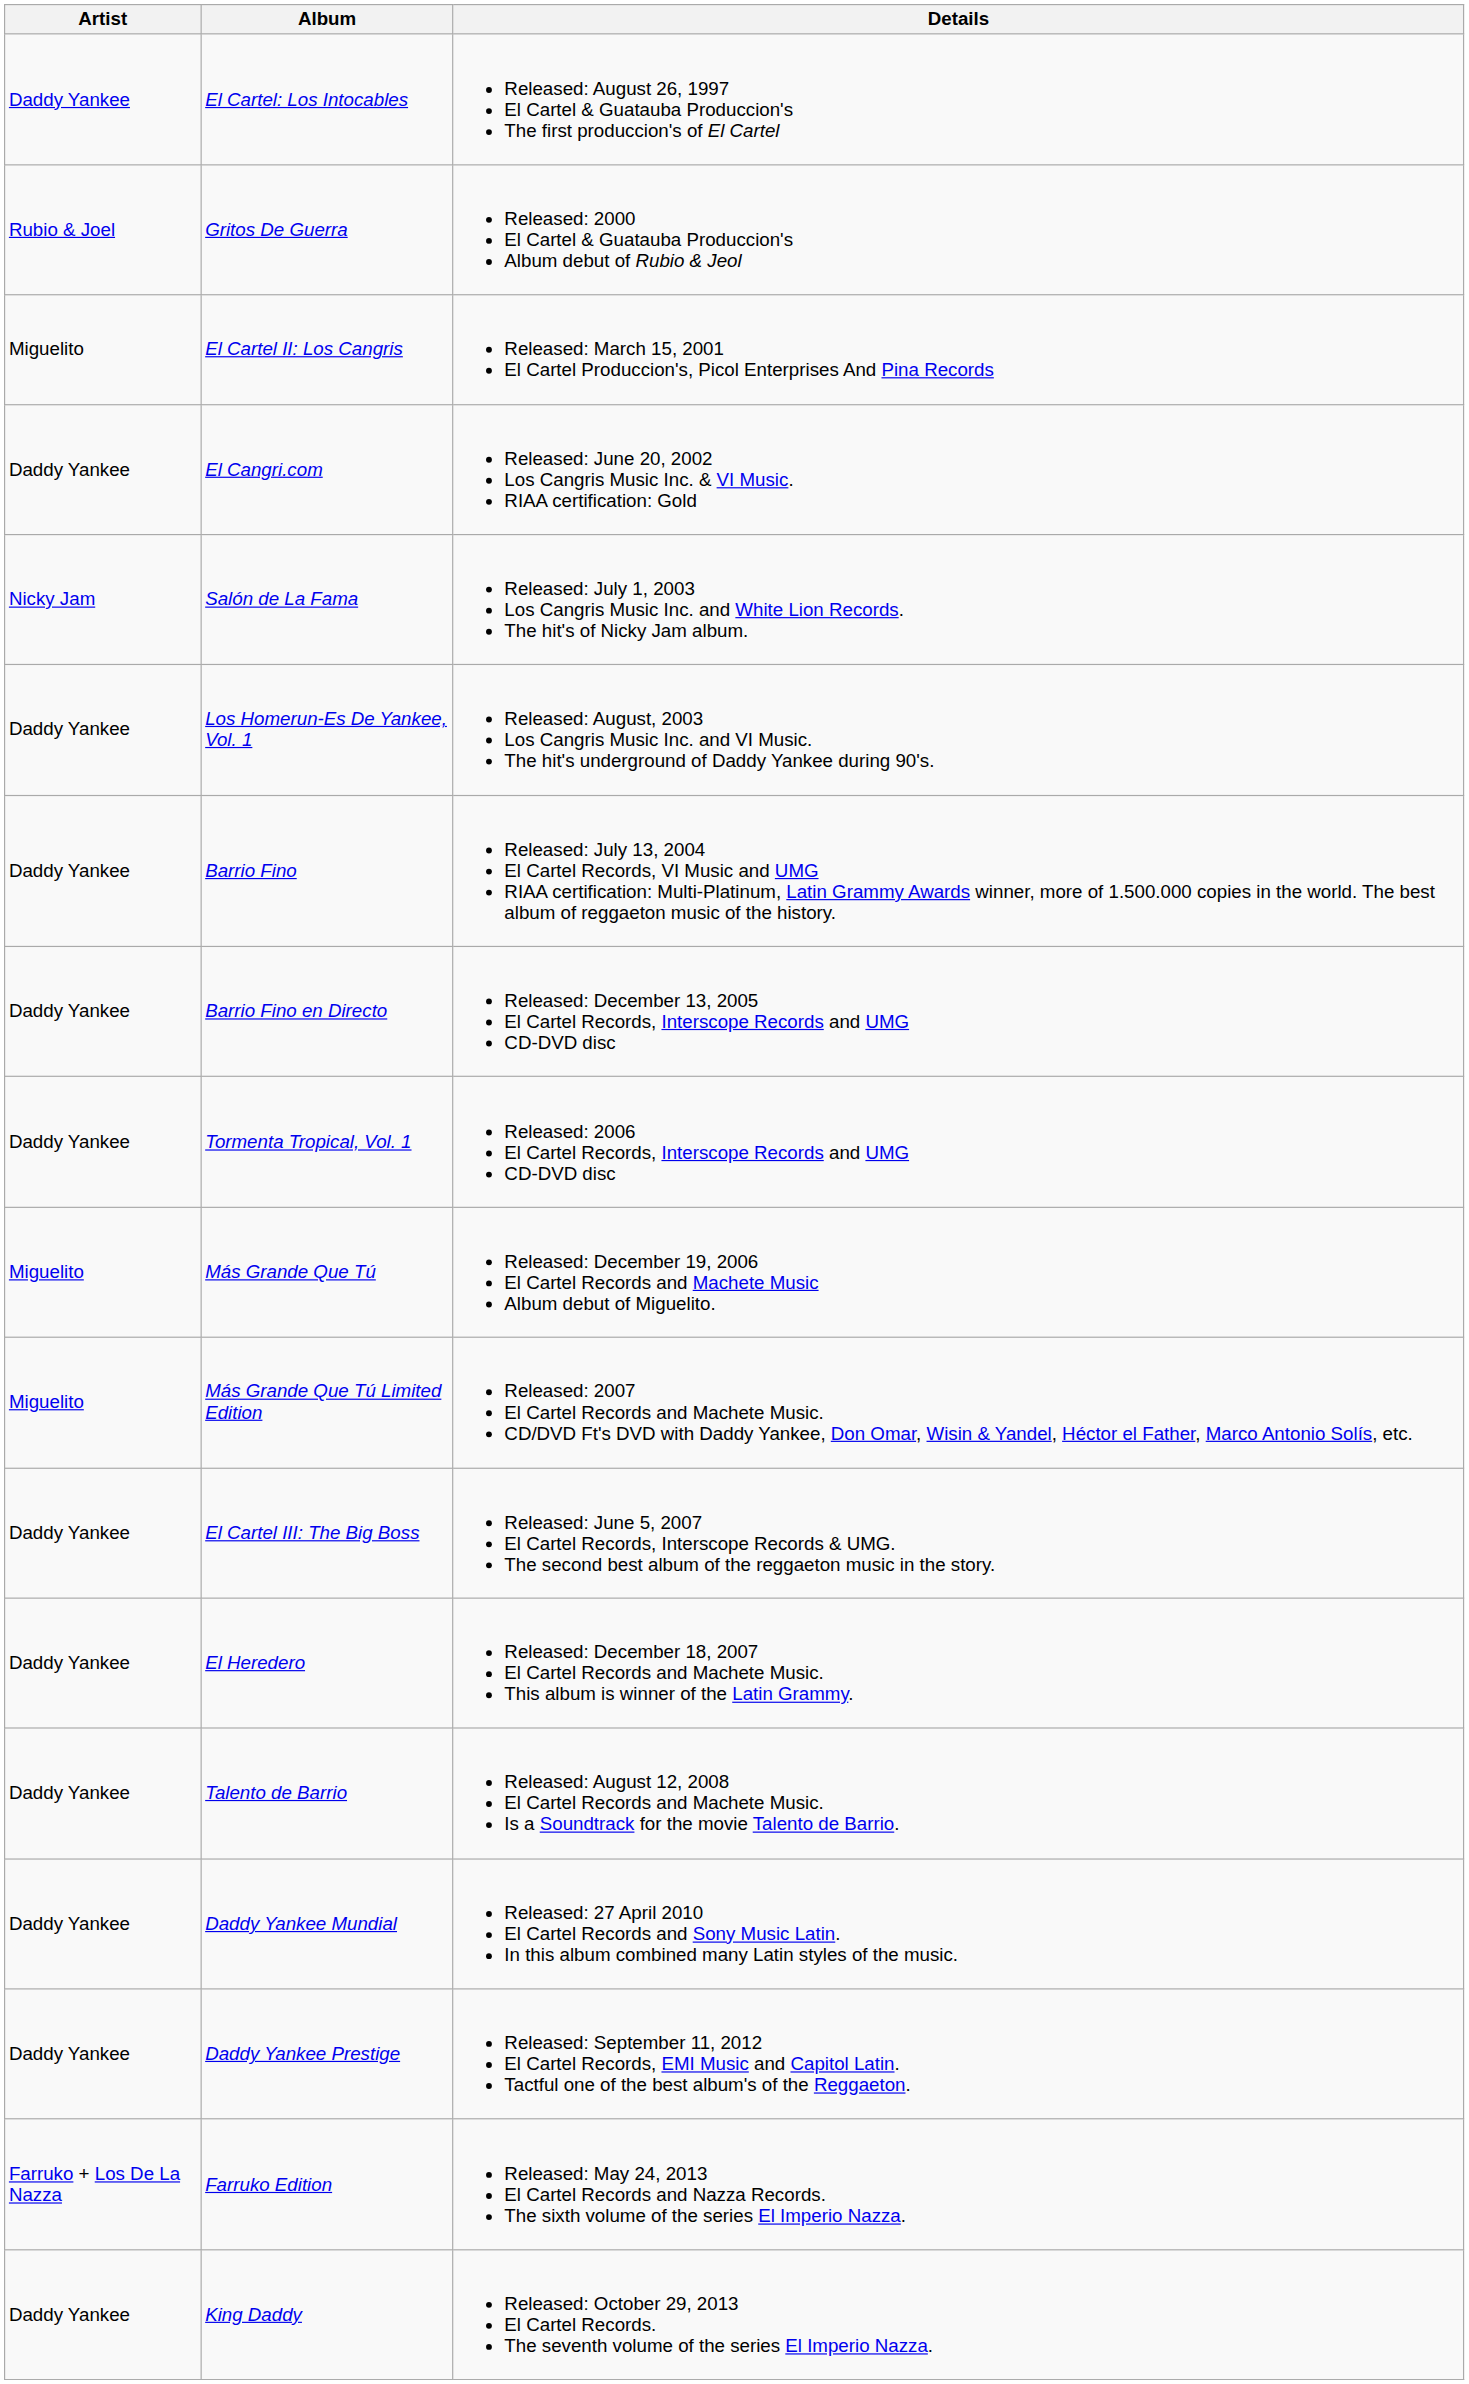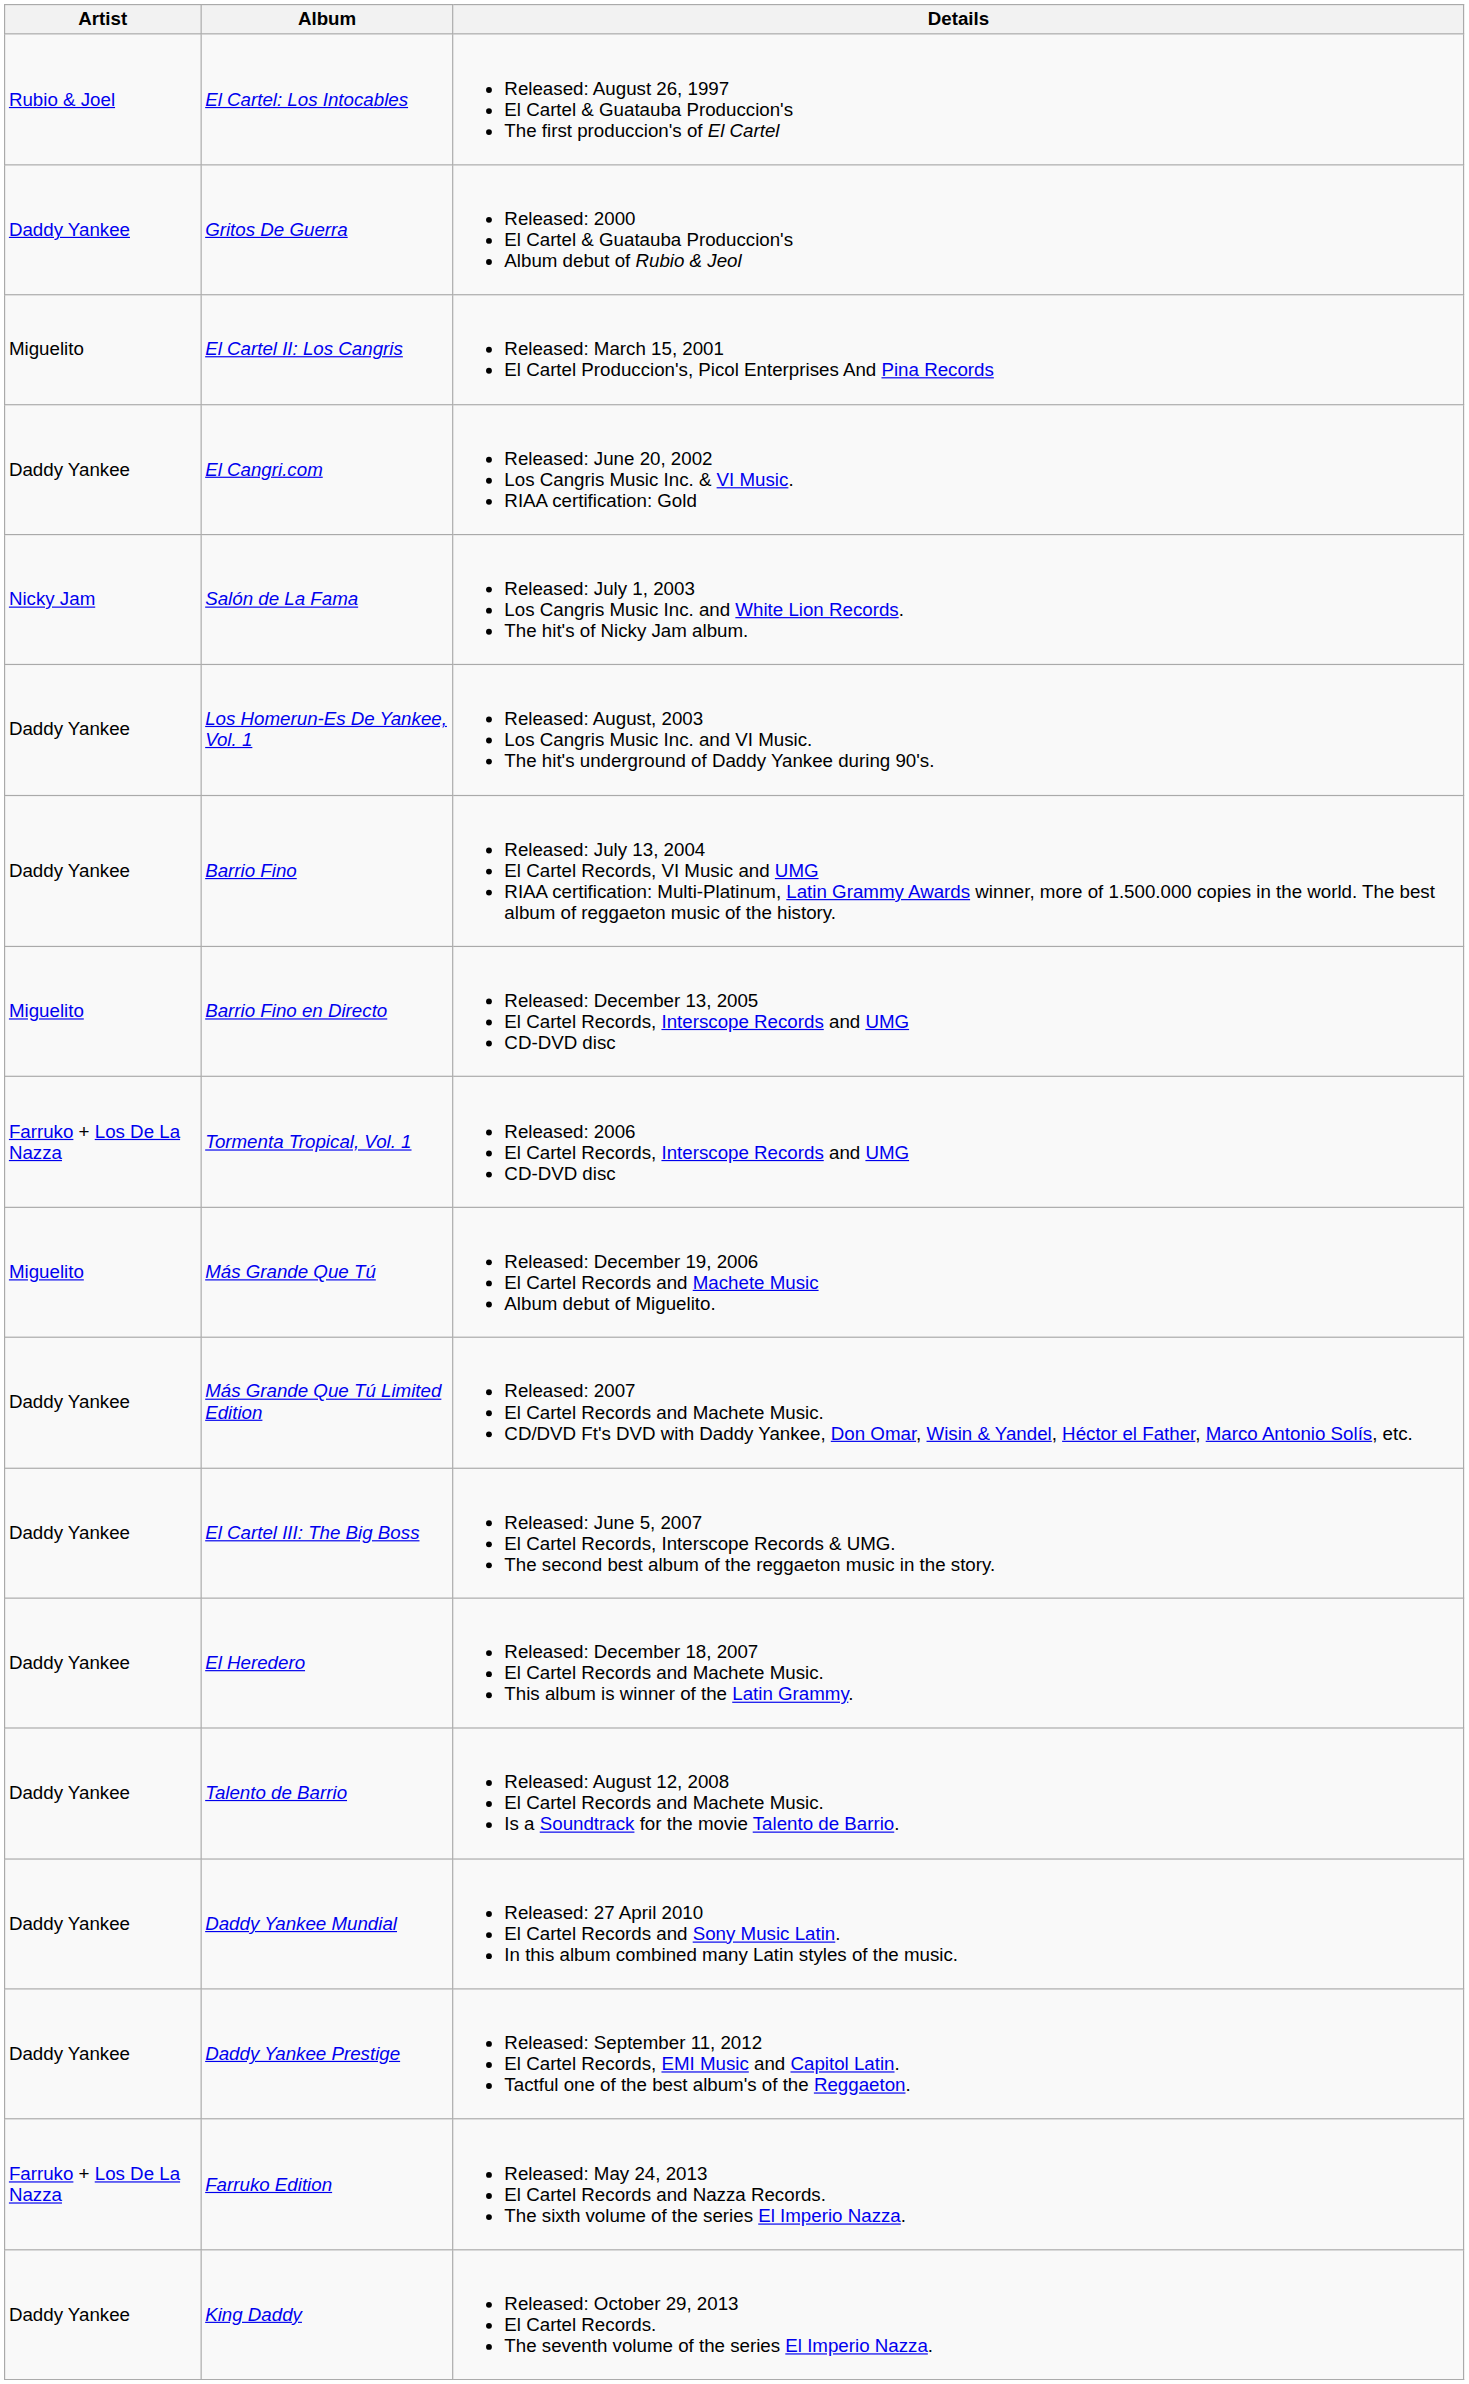(69, 99) Daddy Yankee -> (62, 99) Rubio & Joel
(62, 229) Rubio & Joel -> (69, 229) Daddy Yankee
(69, 1011) Daddy Yankee -> (46, 1011) Miguelito
(69, 1141) Daddy Yankee -> (94, 1141) Farruko + Los De La Nazza
(46, 1402) Miguelito -> (69, 1402) Daddy Yankee
